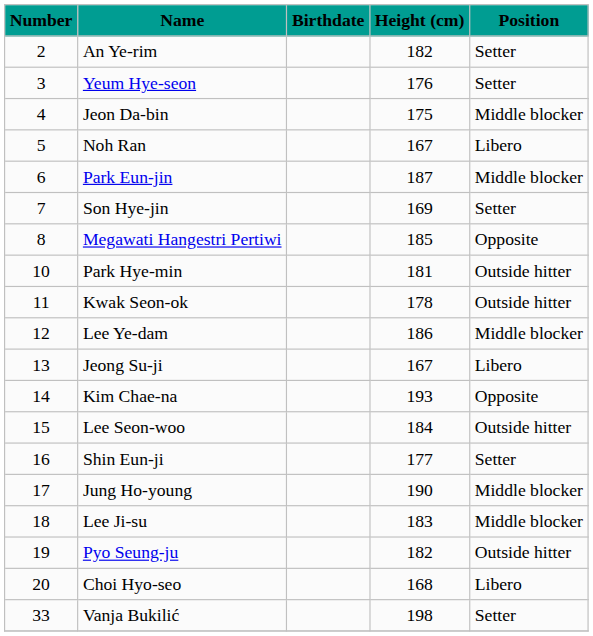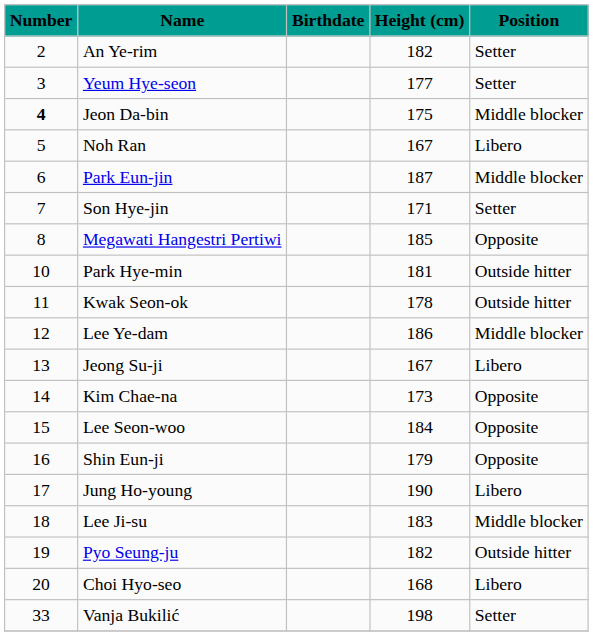(420, 82) 176 -> (420, 82) 177
(41, 114) normal -> (41, 114) bold
(420, 208) 169 -> (420, 208) 171
(420, 395) 193 -> (420, 395) 173
(523, 427) Outside hitter -> (507, 427) Opposite
(420, 458) 177 -> (420, 458) 179
(495, 458) Setter -> (507, 458) Opposite
(529, 489) Middle blocker -> (498, 489) Libero
